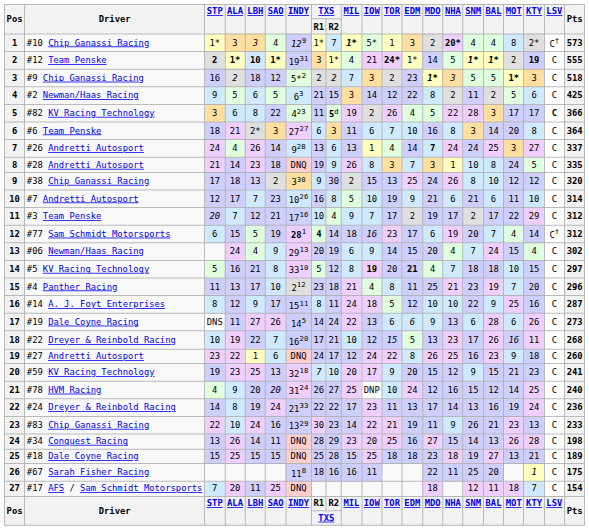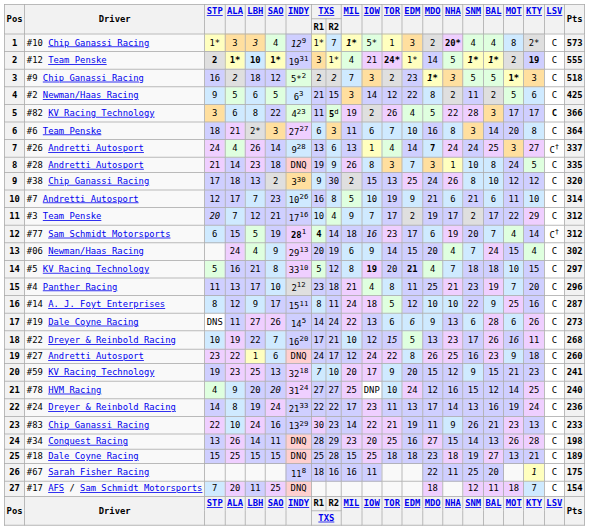(554, 43) C† -> (554, 43) C
(554, 149) C -> (554, 149) C†
(319, 390) 26 -> (319, 390) 27
